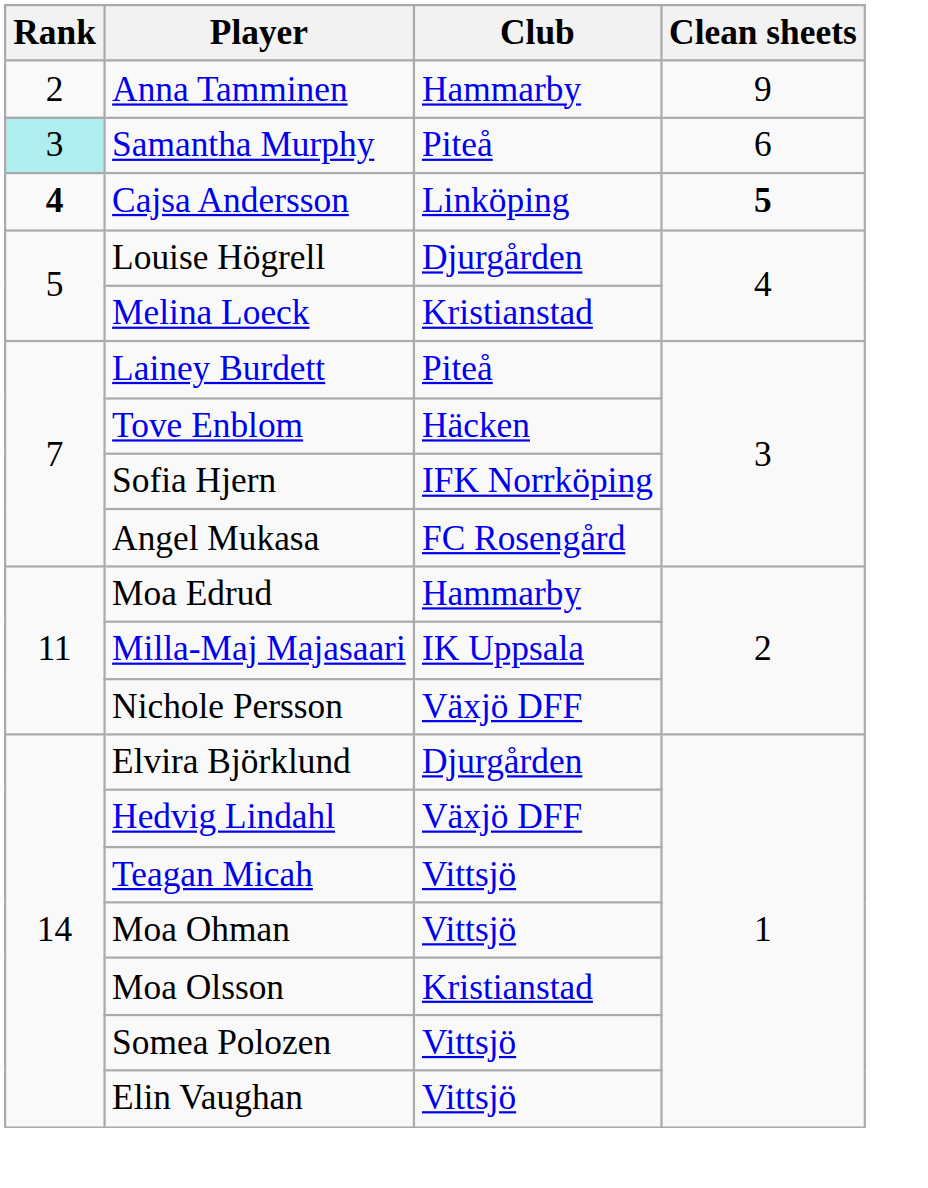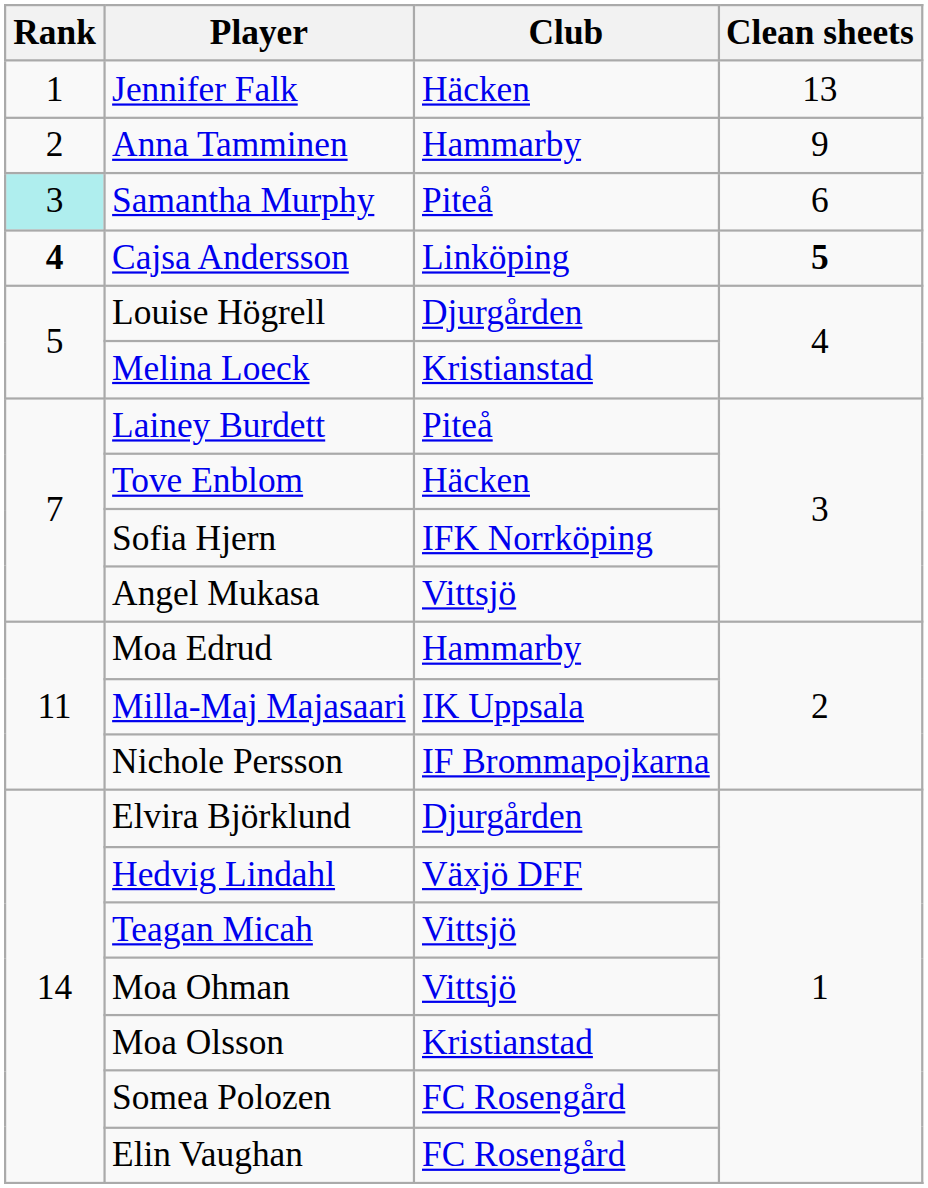+ row: (205, 88)
(524, 537) FC Rosengård -> (469, 593) Vittsjö
(502, 705) Växjö DFF -> (566, 761) IF Brommapojkarna
(469, 1041) Vittsjö -> (524, 1098) FC Rosengård
(469, 1098) Vittsjö -> (524, 1154) FC Rosengård
